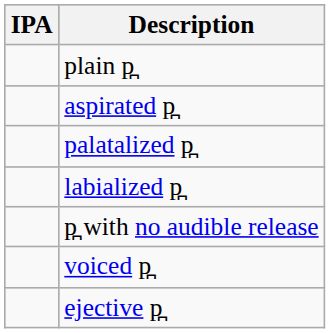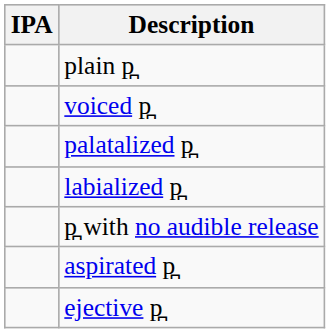rows swapped: (120, 105) <-> (108, 266)
